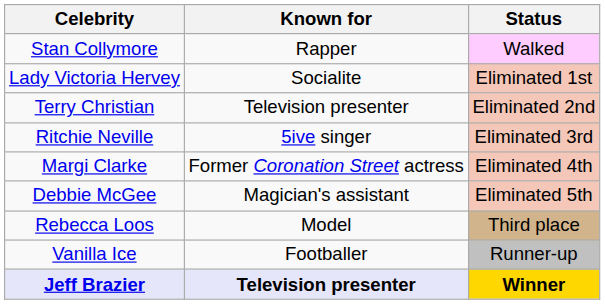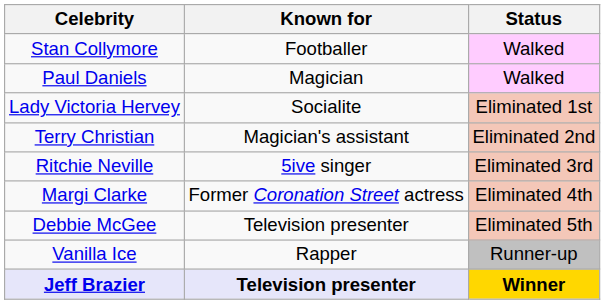(326, 48) Rapper -> (326, 48) Footballer
+ row: (94, 78)
(326, 107) Television presenter -> (326, 136) Magician's assistant
(326, 195) Magician's assistant -> (326, 225) Television presenter
- row: (94, 225)
(326, 254) Footballer -> (326, 254) Rapper
